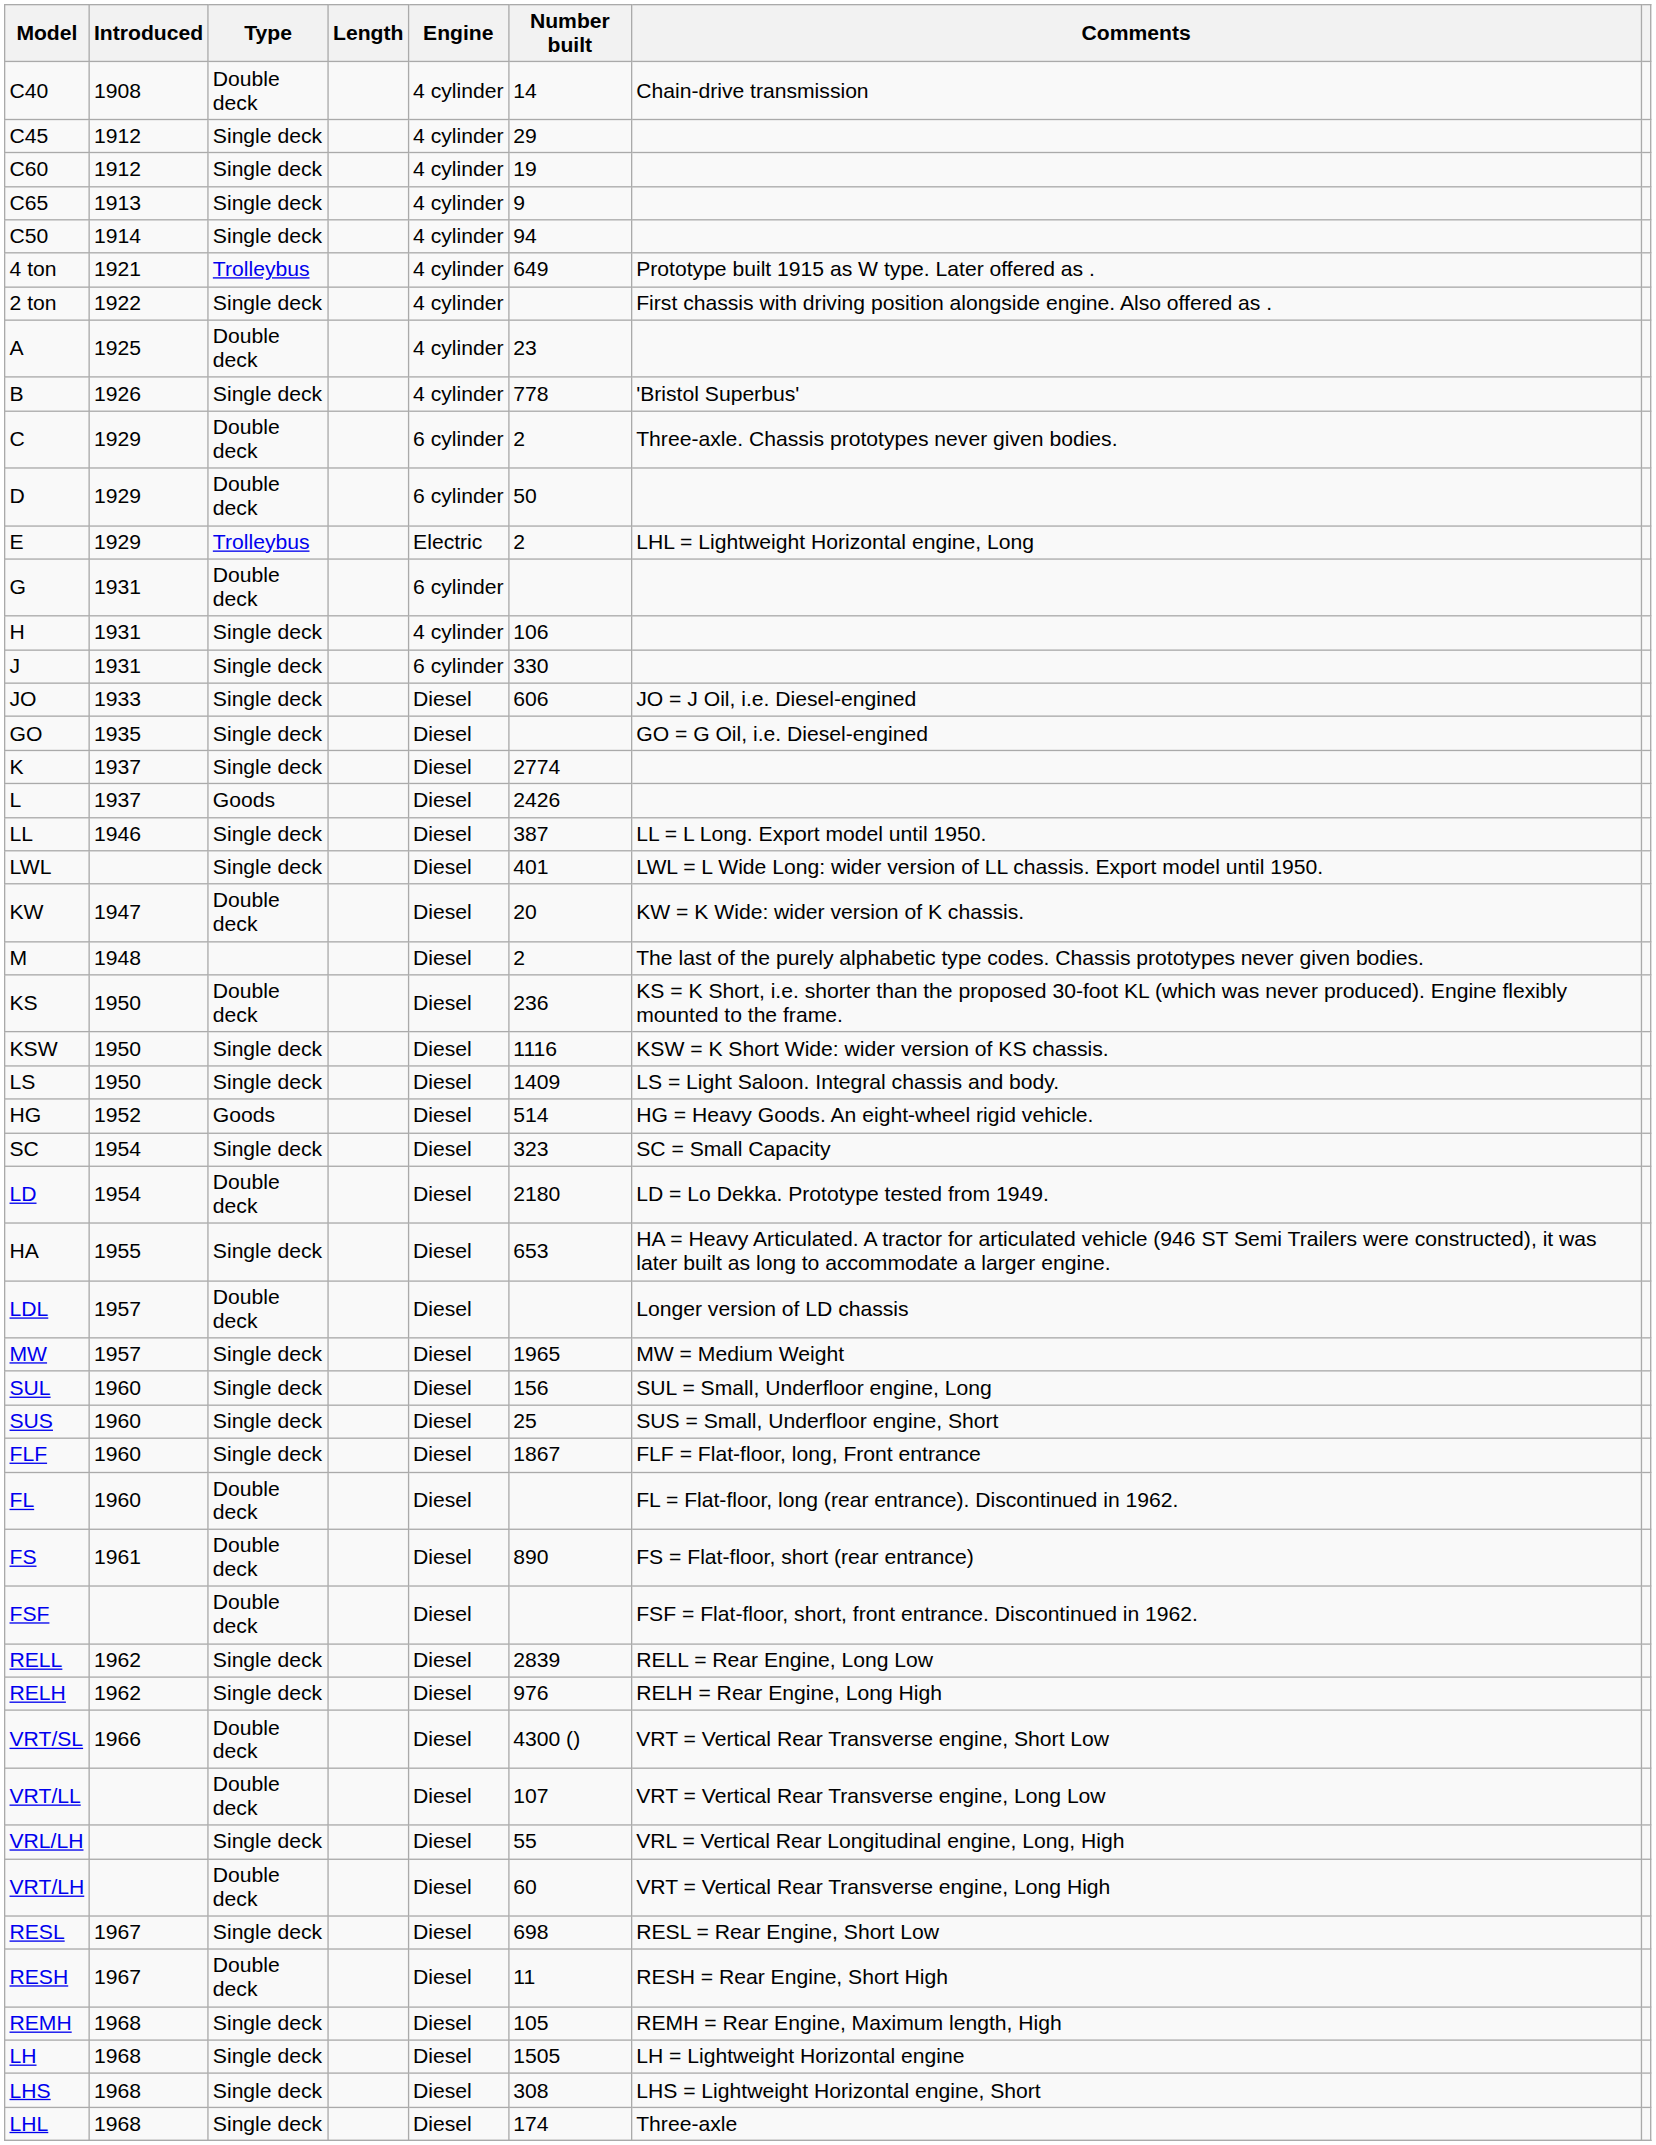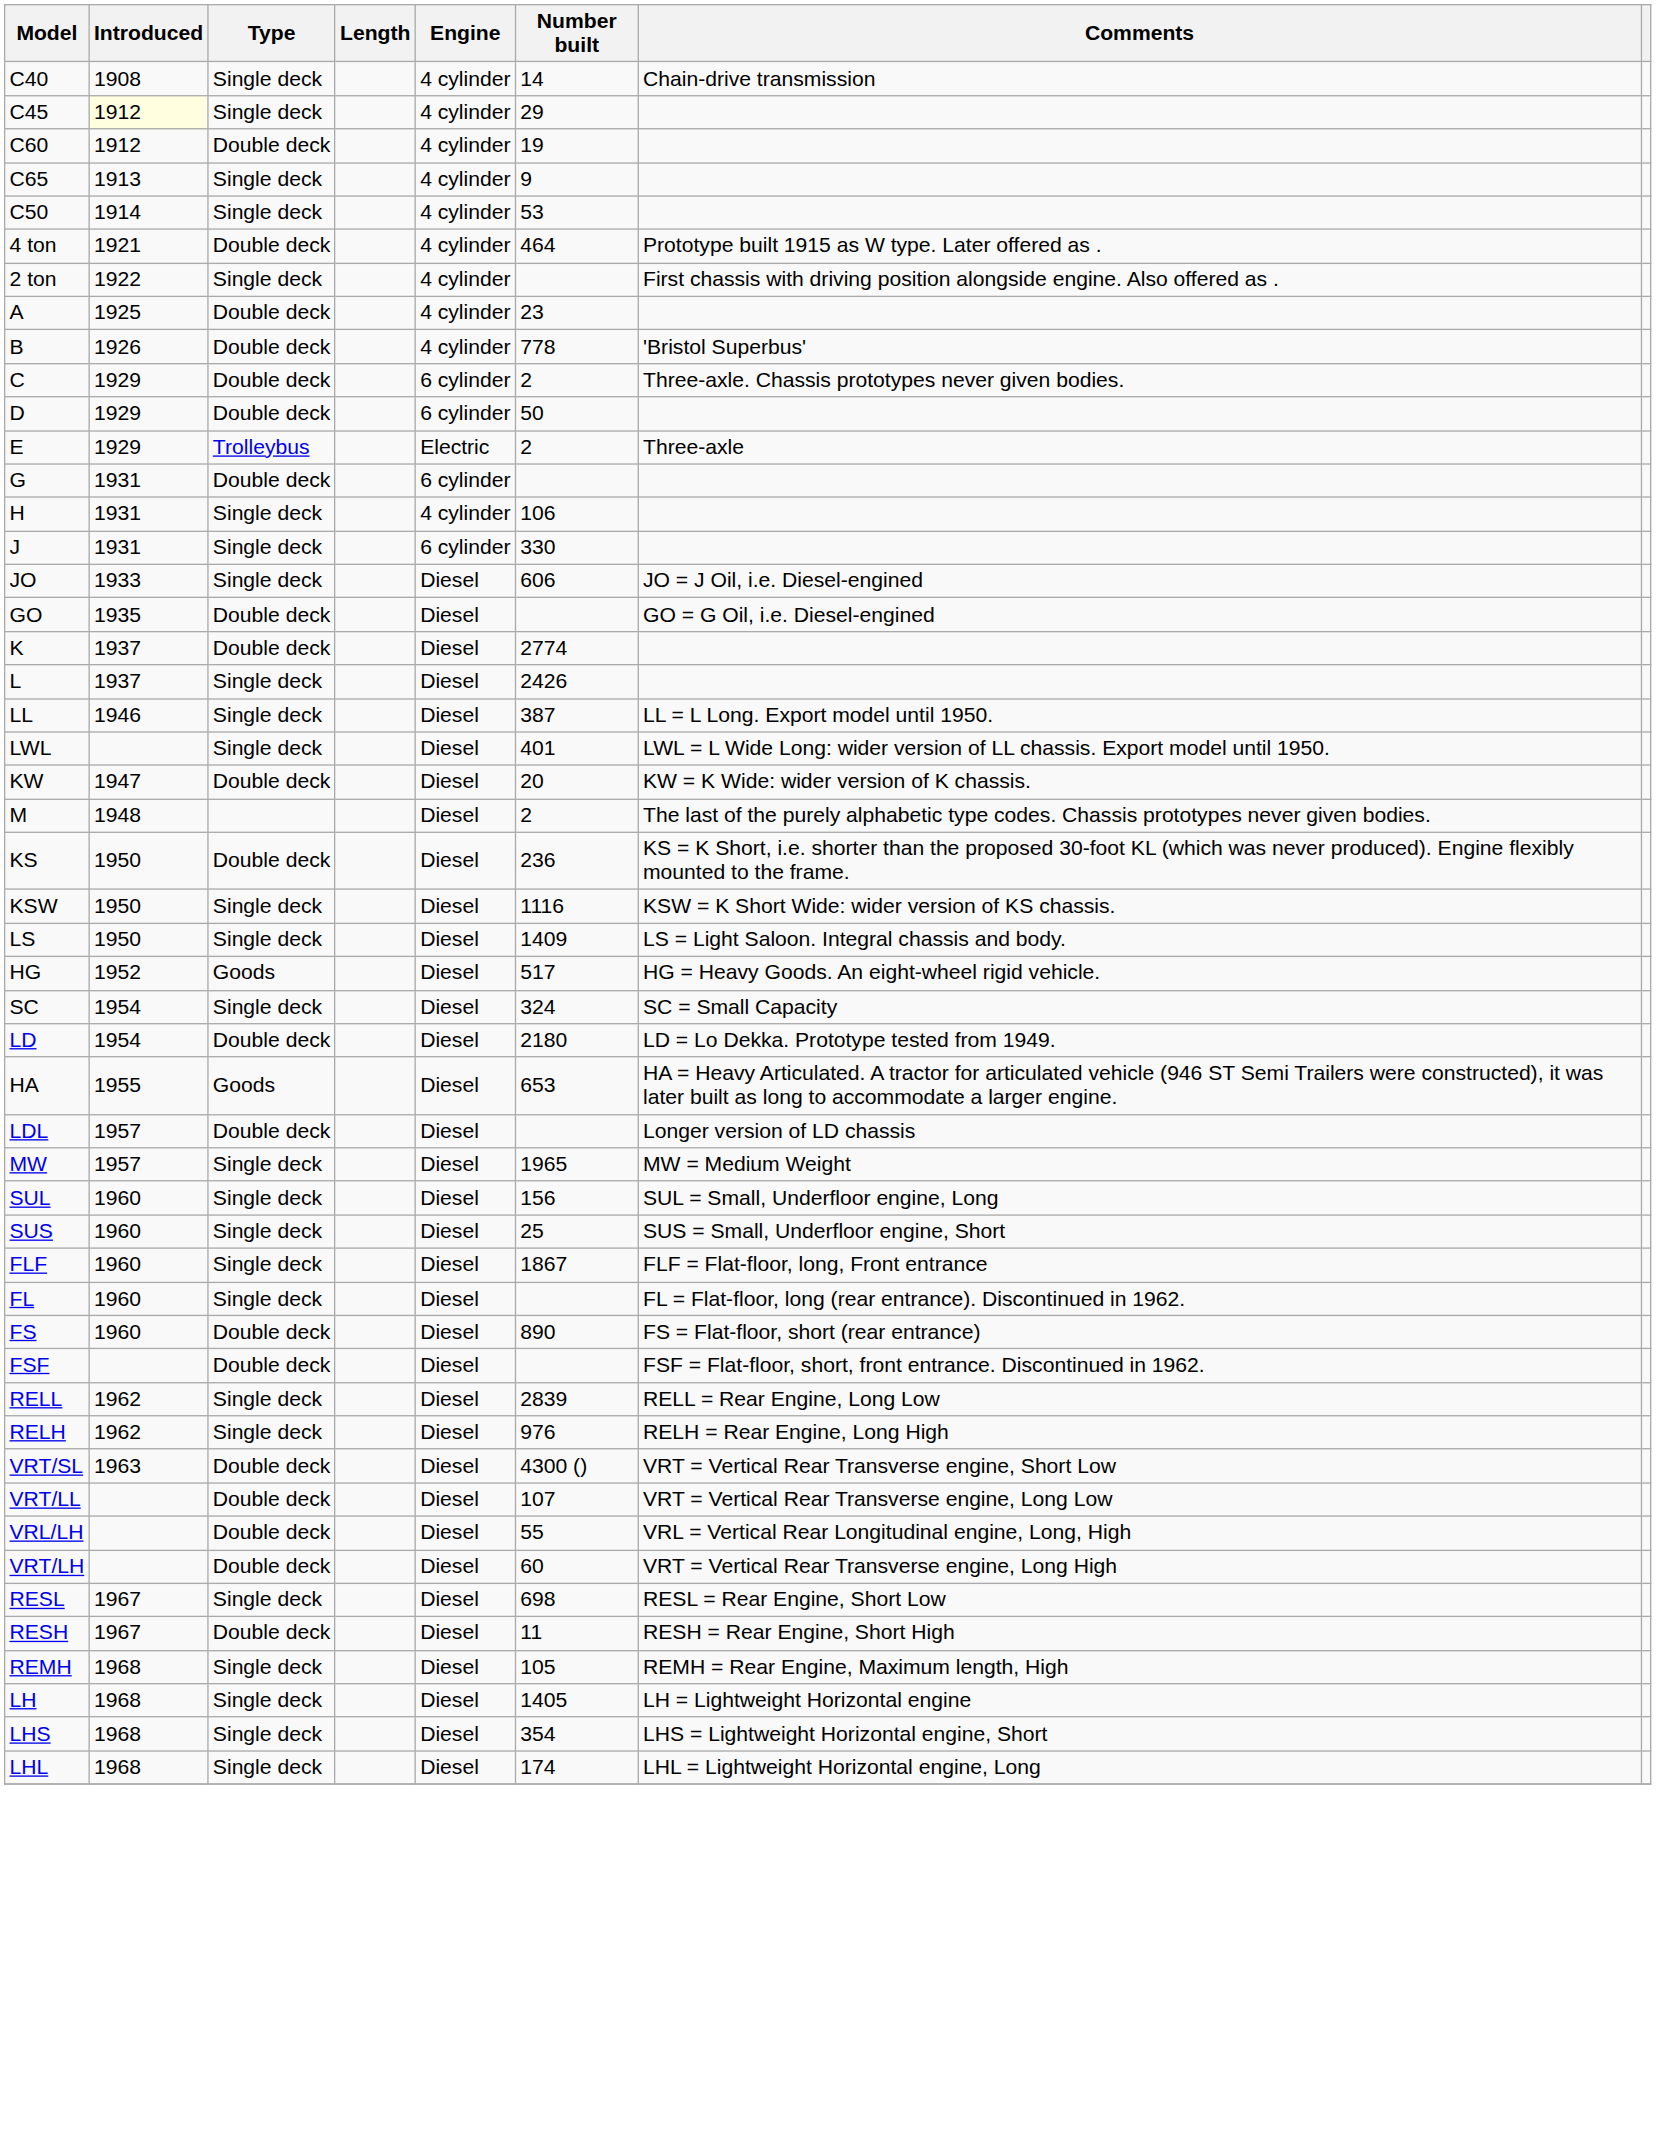(246, 90) Double deck -> (267, 78) Single deck
(117, 135) no background -> (117, 111) lightyellow background
(267, 169) Single deck -> (272, 145) Double deck
(525, 236) 94 -> (532, 212) 53
(261, 269) Trolleybus -> (272, 245) Double deck
(531, 269) 649 -> (538, 245) 464
(267, 393) Single deck -> (272, 346) Double deck
(835, 541) LHL = Lightweight Horizontal engine, Long -> (693, 446) Three-axle
(267, 733) Single deck -> (272, 614) Double deck
(267, 766) Single deck -> (272, 647) Double deck
(244, 800) Goods -> (267, 681) Single deck
(531, 1115) 514 -> (538, 973) 517
(531, 1149) 323 -> (538, 1006) 324
(267, 1251) Single deck -> (244, 1085) Goods
(246, 1500) Double deck -> (267, 1298) Single deck
(117, 1557) 1961 -> (117, 1331) 1960
(117, 1739) 1966 -> (117, 1465) 1963
(267, 1841) Single deck -> (272, 1532) Double deck
(537, 2056) 1505 -> (544, 1700) 1405
(531, 2090) 308 -> (538, 1733) 354
(687, 2123) Three-axle -> (842, 1767) LHL = Lightweight Horizontal engine, Long
